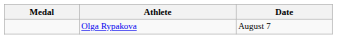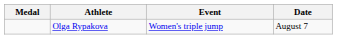+ column: (210, 12)
